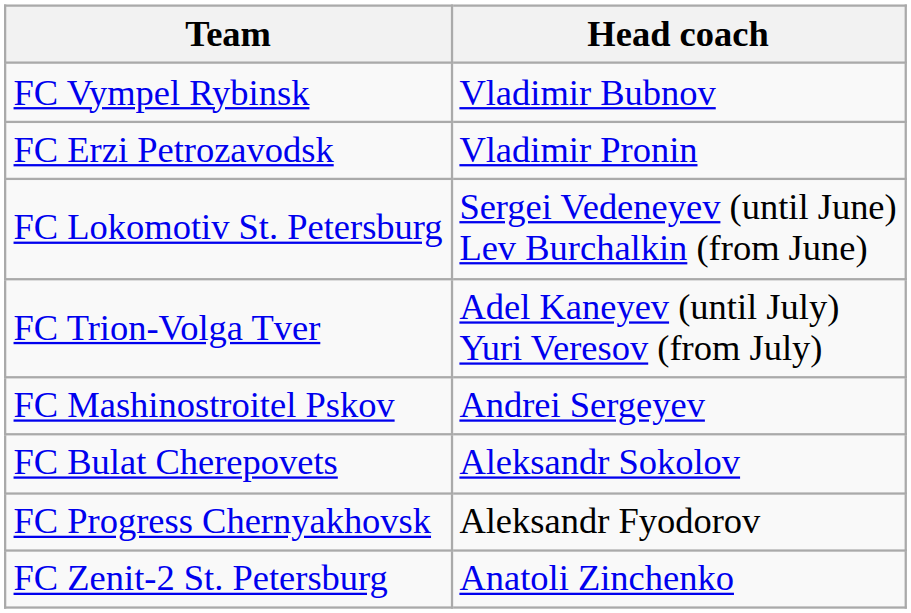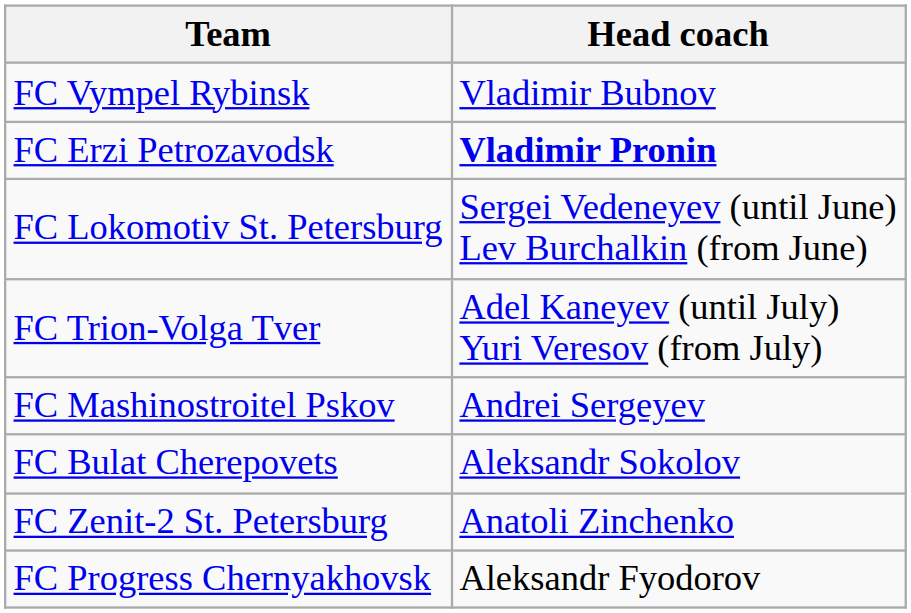(578, 149) normal -> (588, 149) bold
rows swapped: (201, 578) <-> (222, 520)
